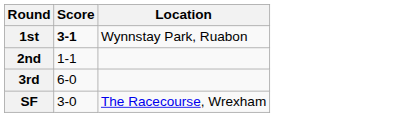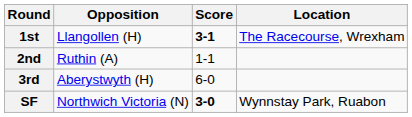+ column: (123, 15)
(174, 36) Wynnstay Park, Ruabon -> (322, 36) The Racecourse, Wrexham
(67, 101) normal -> (205, 101) bold
(184, 101) The Racecourse, Wrexham -> (312, 101) Wynnstay Park, Ruabon
